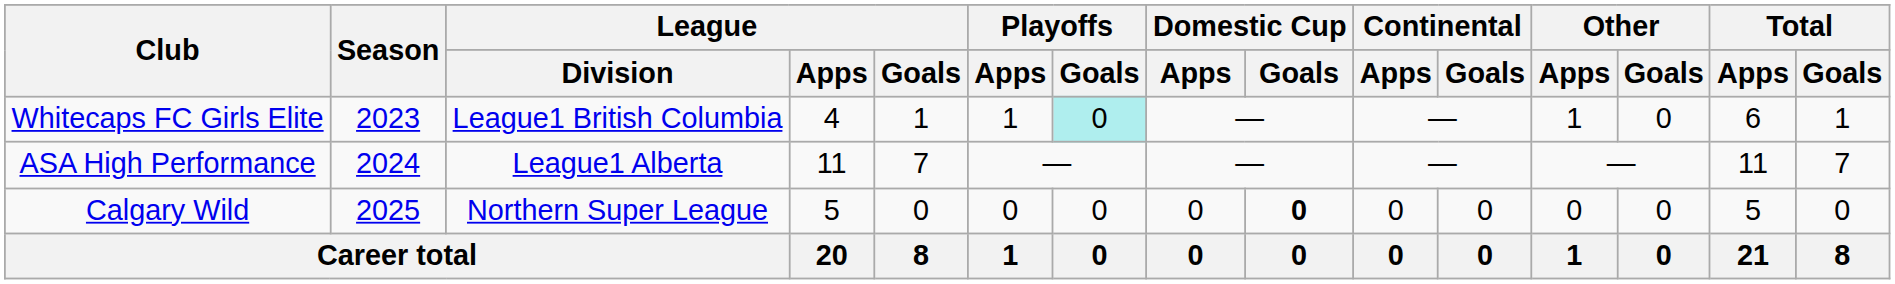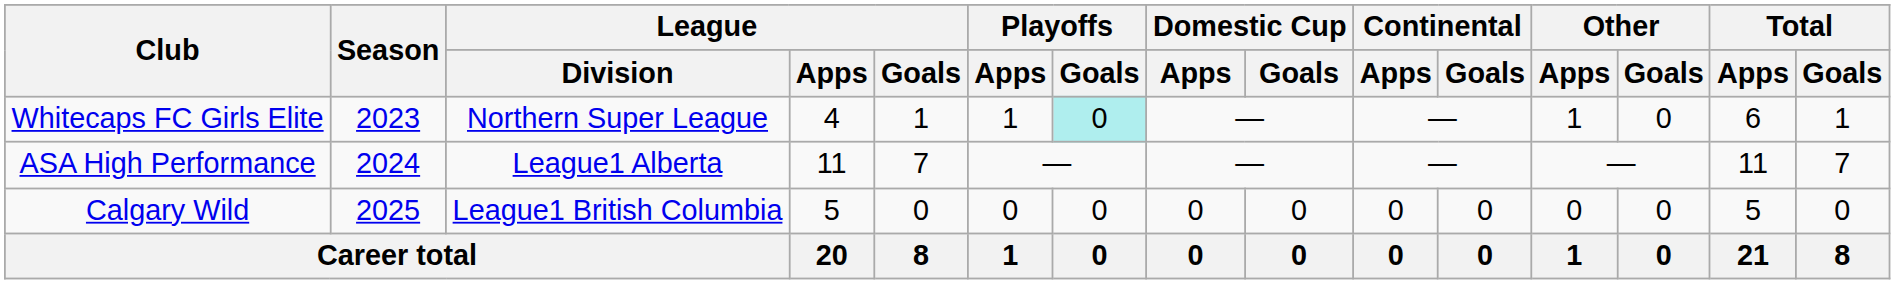(618, 118) League1 British Columbia -> (618, 118) Northern Super League
(618, 210) Northern Super League -> (618, 210) League1 British Columbia
(1299, 210) bold -> (1299, 210) normal
